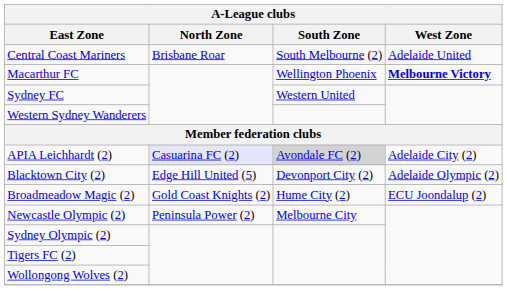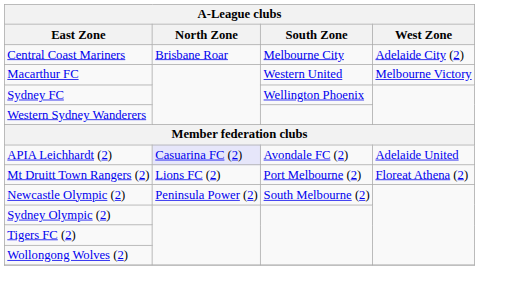(329, 54) South Melbourne (2) -> (304, 54) Melbourne City
(430, 54) Adelaide United -> (420, 54) Adelaide City (2)
(326, 74) Wellington Phoenix -> (303, 74) Western United
(439, 74) bold -> (424, 74) normal
(315, 94) Western United -> (314, 94) Wellington Phoenix
(318, 154) lightgrey background -> (306, 154) no background
(432, 154) Adelaide City (2) -> (417, 154) Adelaide United
- row: (56, 174)
- row: (71, 194)
+ row: (78, 174)
(316, 214) Melbourne City -> (317, 194) South Melbourne (2)
